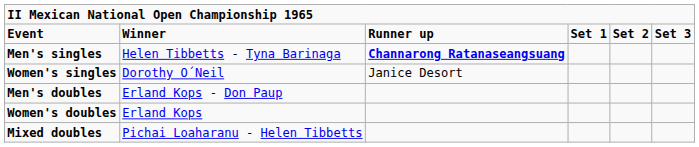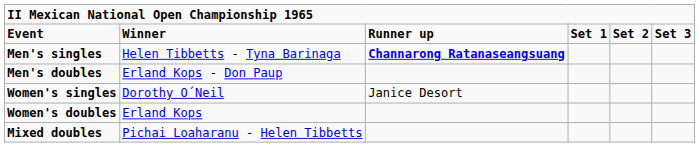rows swapped: (62, 73) <-> (55, 93)
